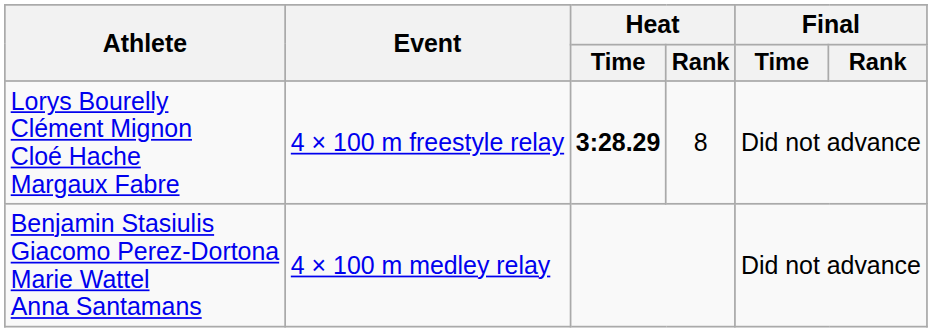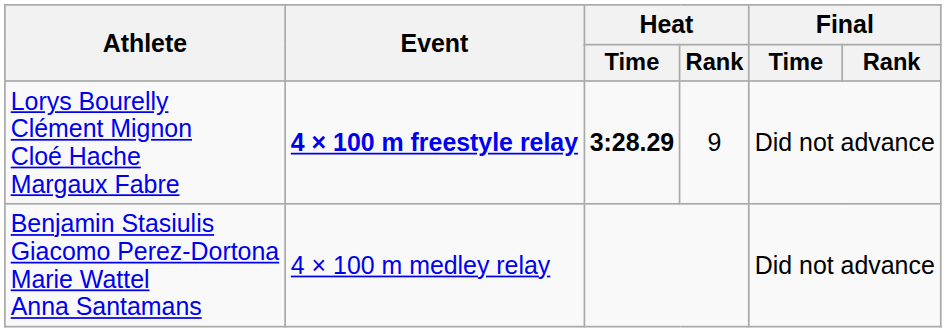(427, 143) normal -> (434, 143) bold
(701, 143) 8 -> (714, 143) 9
